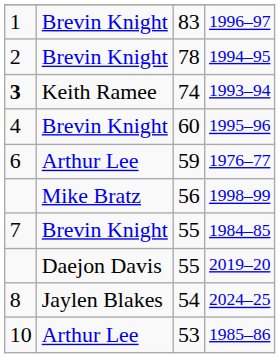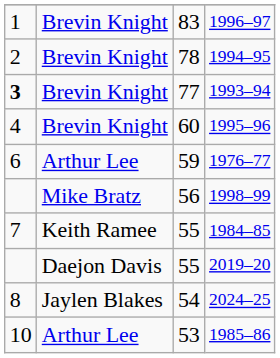(99, 91) Keith Ramee -> (105, 91) Brevin Knight
(189, 91) 74 -> (189, 91) 77
(105, 230) Brevin Knight -> (99, 230) Keith Ramee
